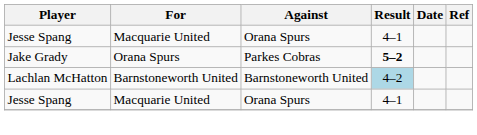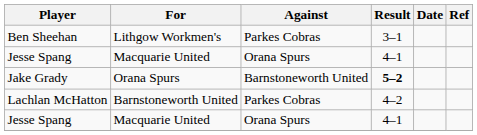+ row: (42, 36)
(282, 57) Parkes Cobras -> (306, 78) Barnstoneworth United
(306, 78) Barnstoneworth United -> (282, 99) Parkes Cobras
(392, 78) lightblue background -> (392, 99) no background
